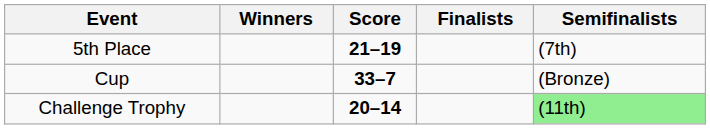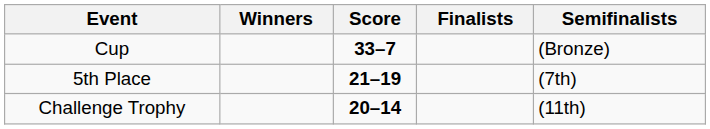rows swapped: (112, 78) <-> (112, 49)
(562, 108) lightgreen background -> (562, 108) no background
